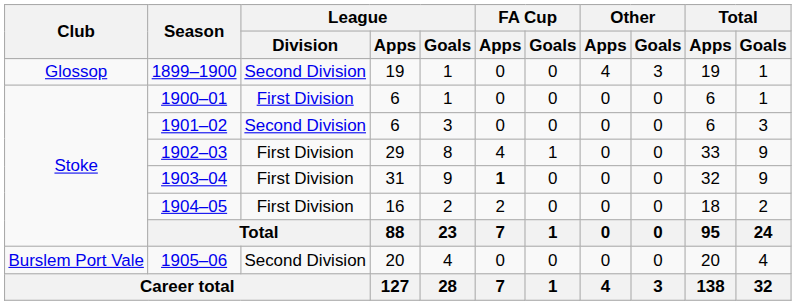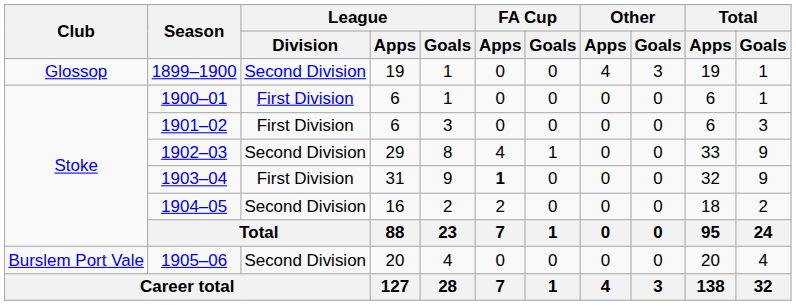(305, 125) Second Division -> (305, 125) First Division
(305, 152) First Division -> (305, 152) Second Division
(305, 206) First Division -> (305, 206) Second Division
